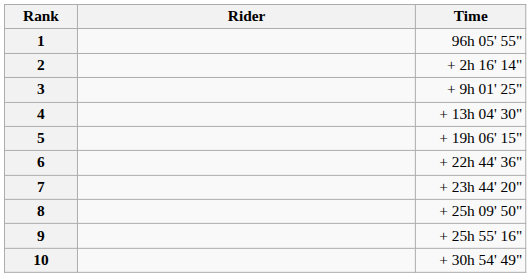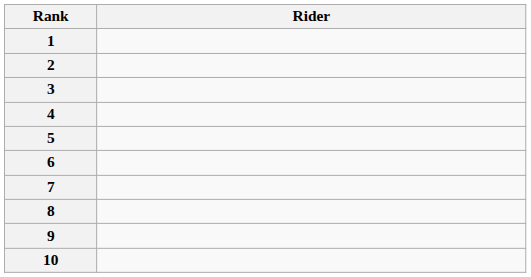- column: (471, 16)
